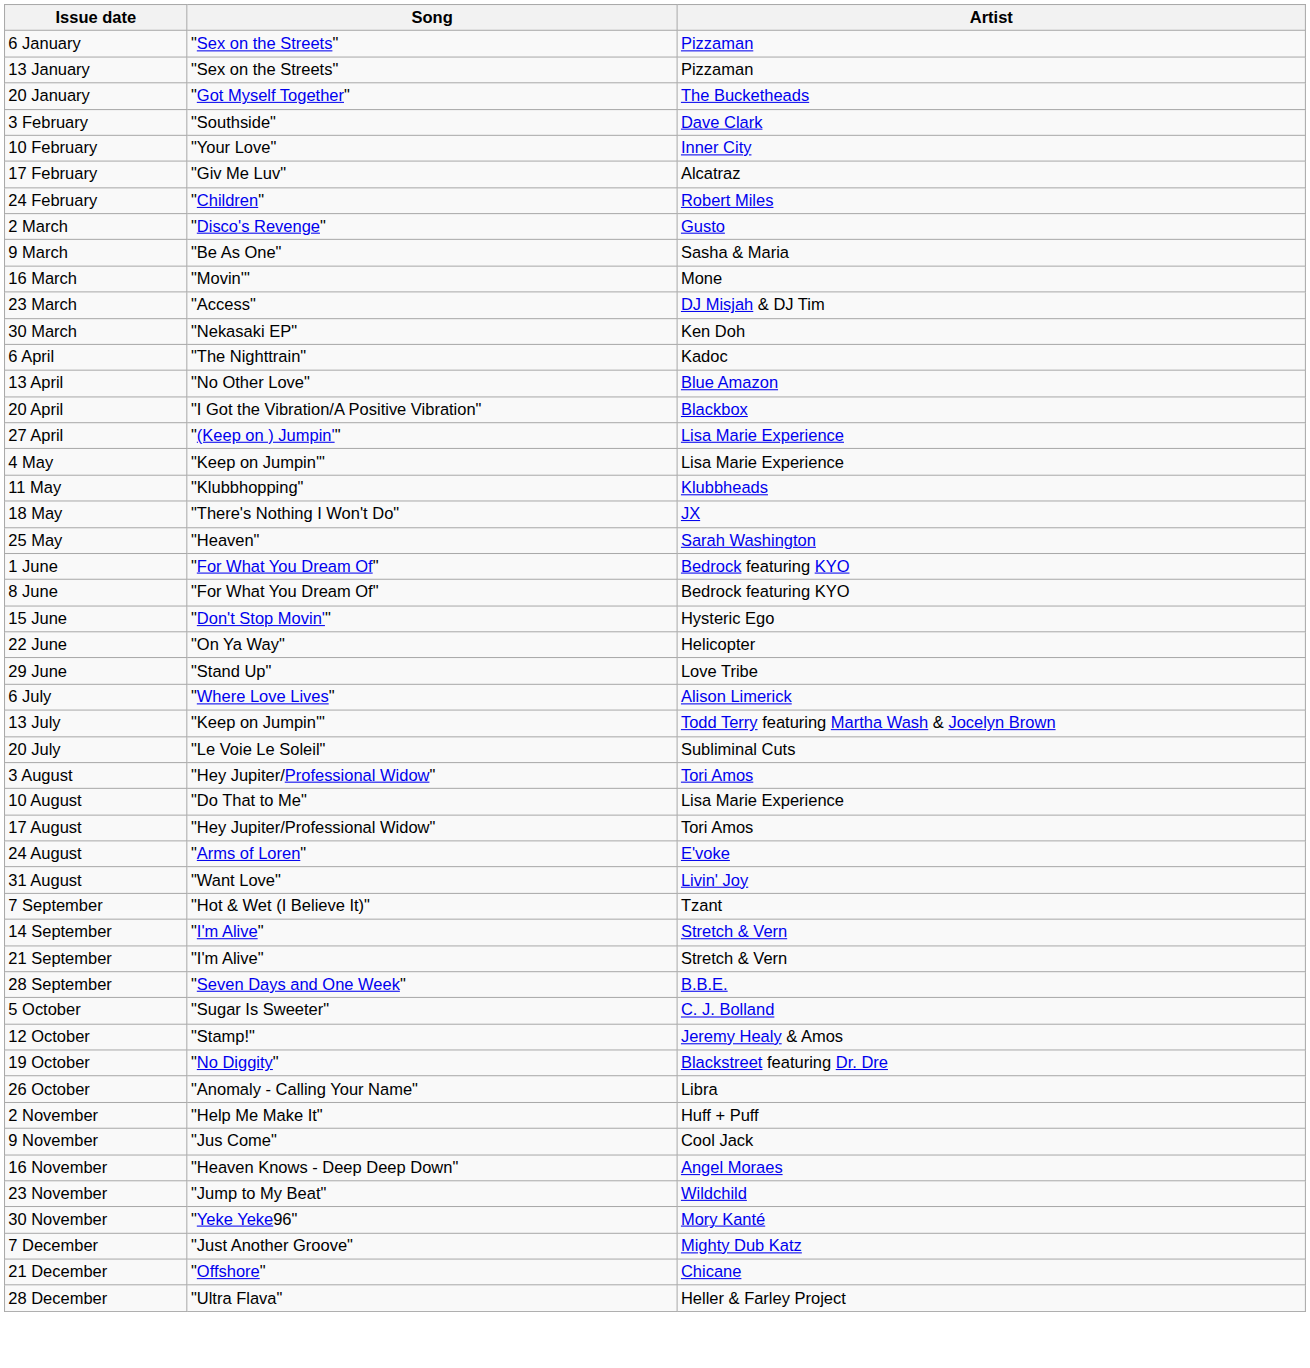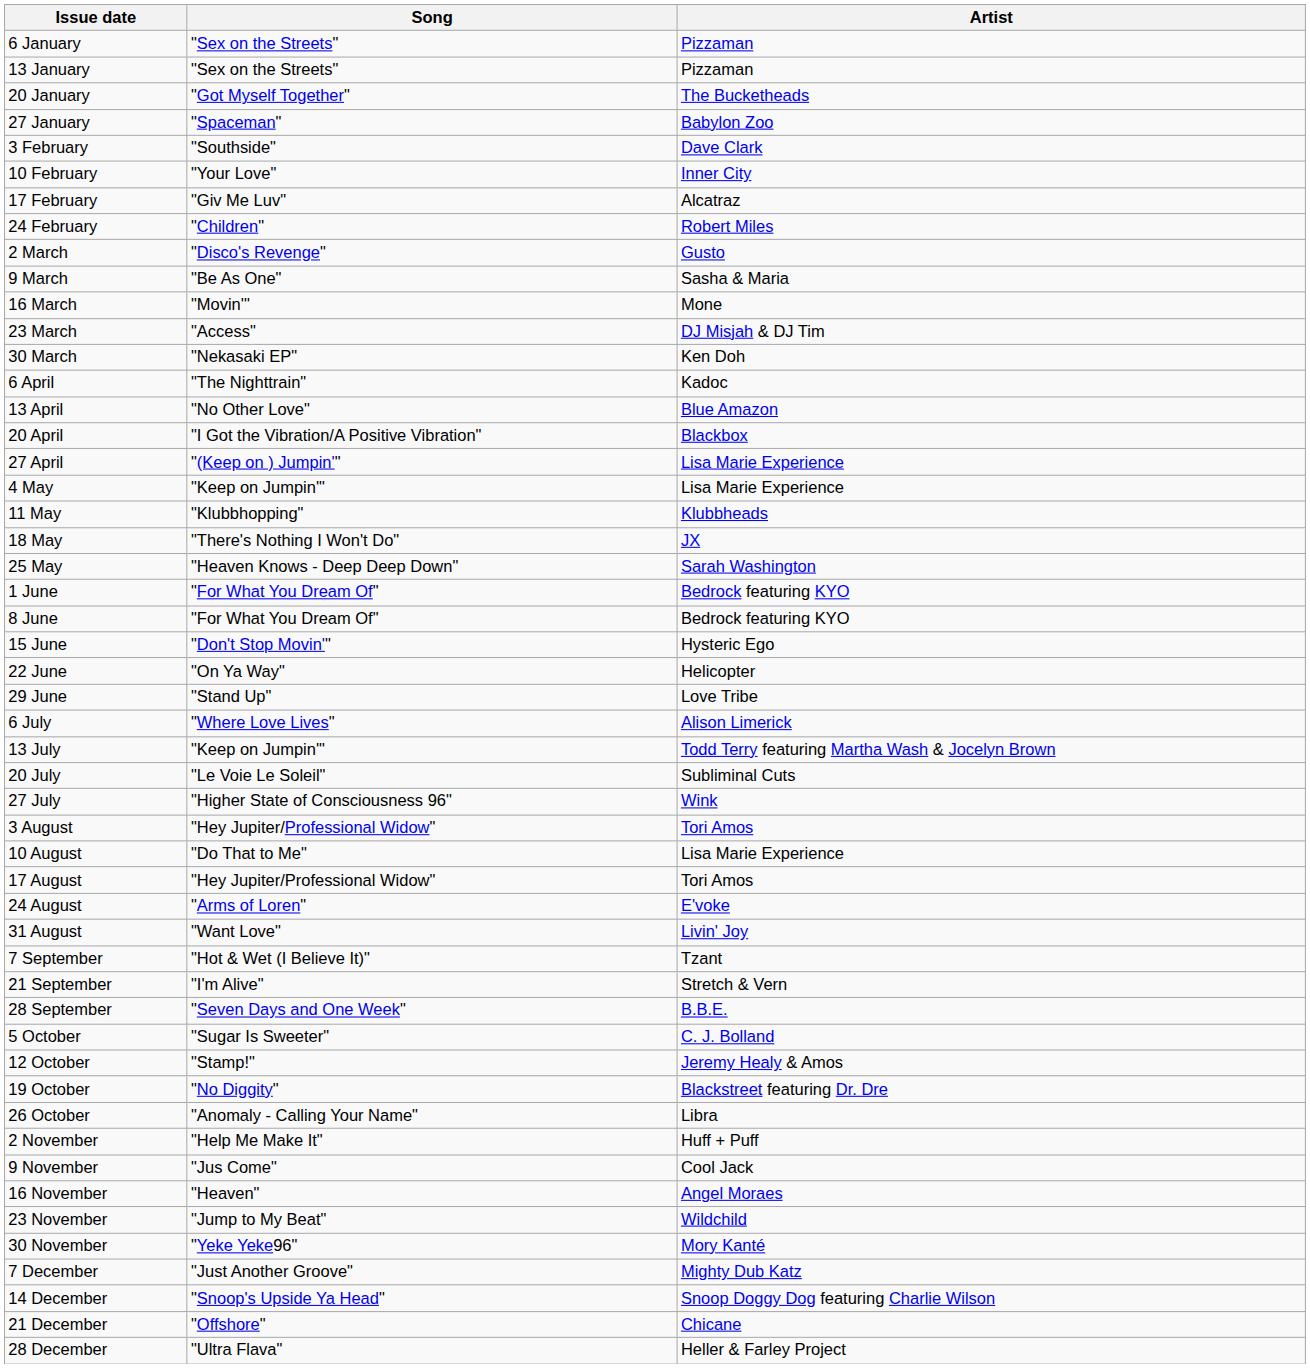+ row: (49, 122)
(225, 540) "Heaven" -> (325, 566) "Heaven Knows - Deep Deep Down"
+ row: (34, 801)
- row: (60, 932)
(325, 1167) "Heaven Knows - Deep Deep Down" -> (225, 1193) "Heaven"
+ row: (58, 1298)
